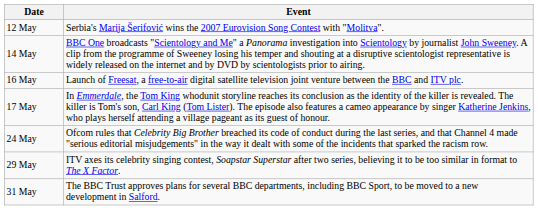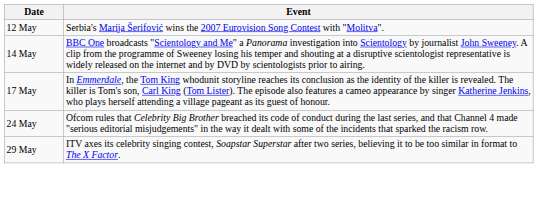- row: (22, 80)
- row: (22, 191)
